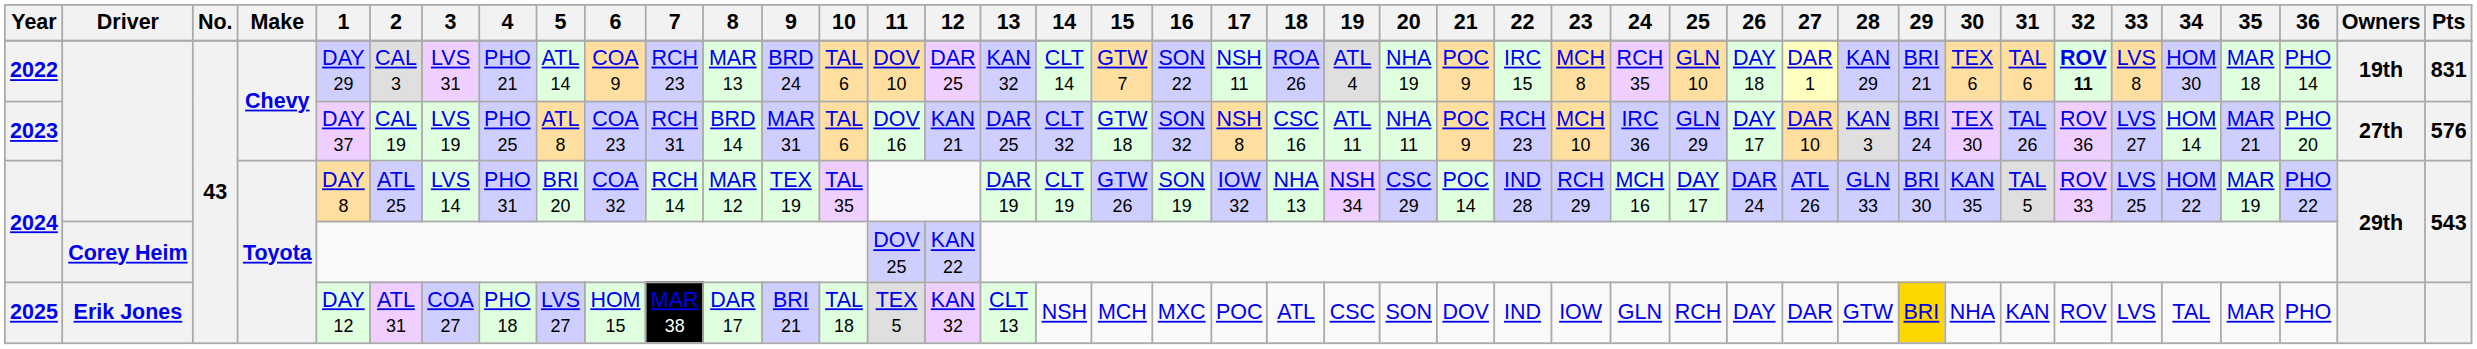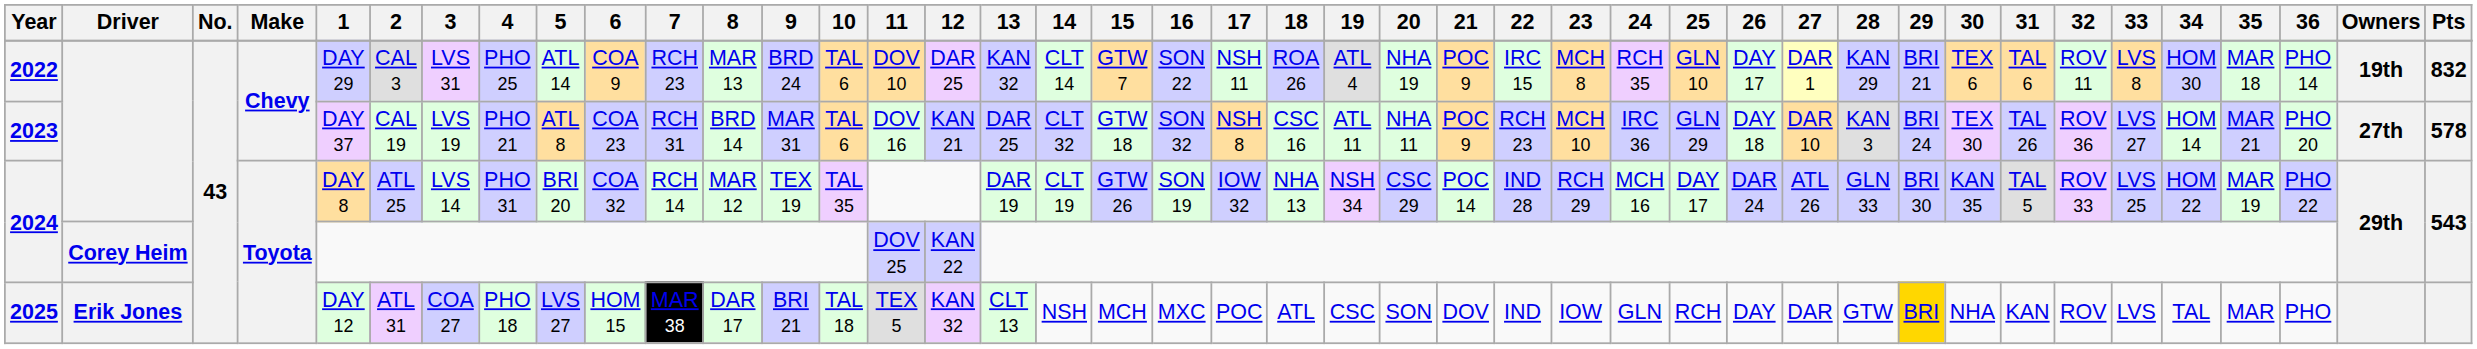(507, 70) PHO 21 -> (507, 70) PHO 25
(1754, 70) DAY 18 -> (1754, 70) DAY 17
(2083, 71) bold -> (2083, 70) normal
(2449, 71) 831 -> (2449, 71) 832
(507, 130) PHO 25 -> (507, 130) PHO 21
(1754, 130) DAY 17 -> (1754, 130) DAY 18
(2449, 131) 576 -> (2449, 131) 578
